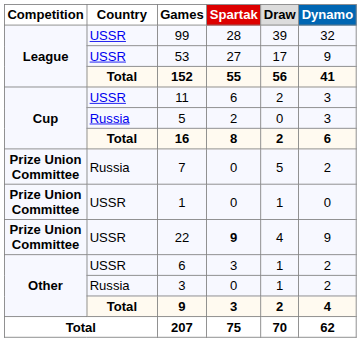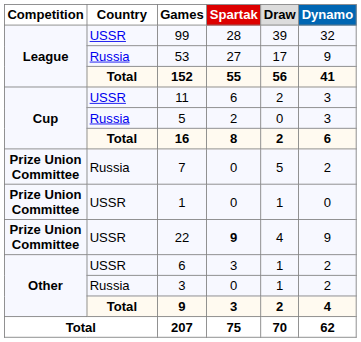(108, 56) USSR -> (110, 56) Russia
